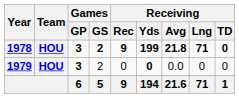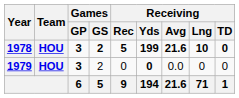(124, 48) 9 -> (124, 48) 5
(176, 48) 21.8 -> (176, 48) 21.6
(202, 48) 71 -> (202, 48) 10
